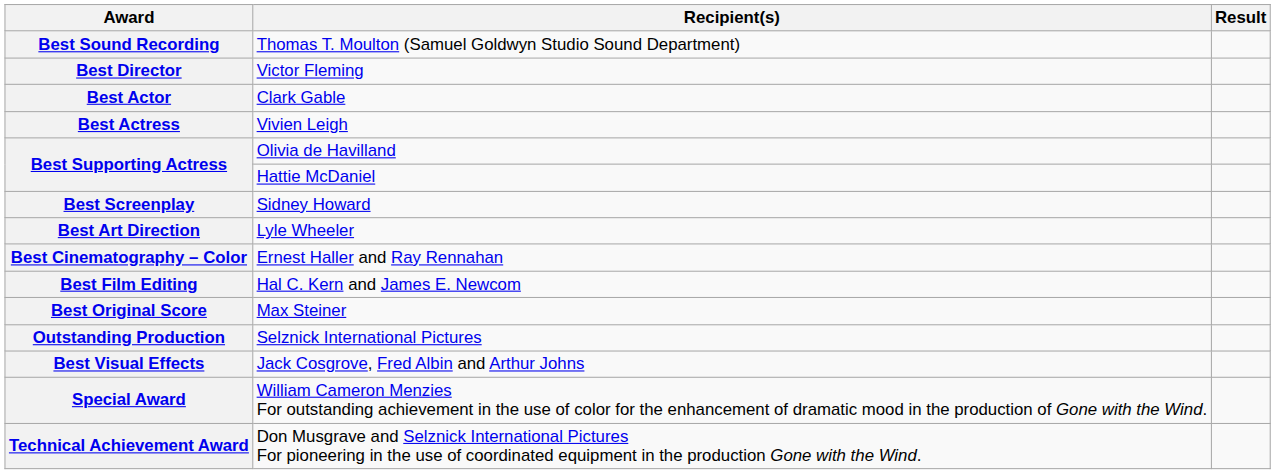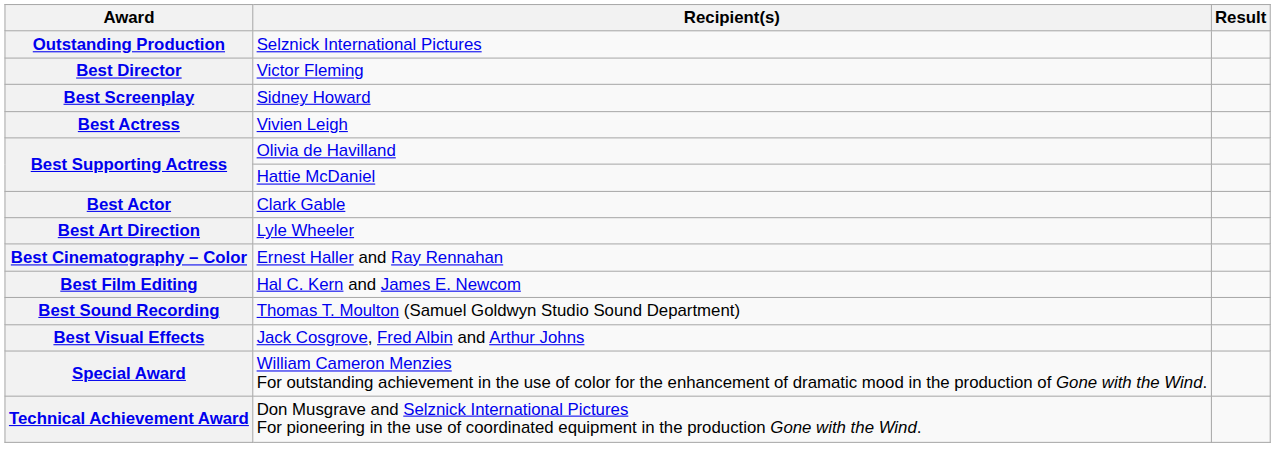rows swapped: (129, 337) <-> (129, 44)
rows swapped: (129, 97) <-> (129, 204)
- row: (129, 310)
